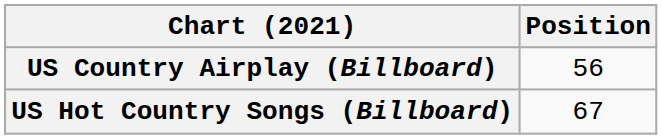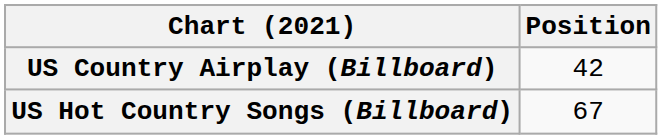(588, 69) 56 -> (588, 69) 42
